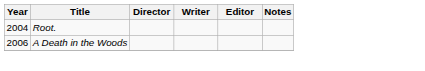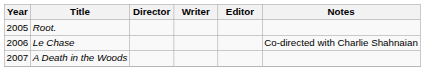(17, 27) 2004 -> (17, 27) 2005
+ row: (54, 43)
(17, 43) 2006 -> (17, 58) 2007
